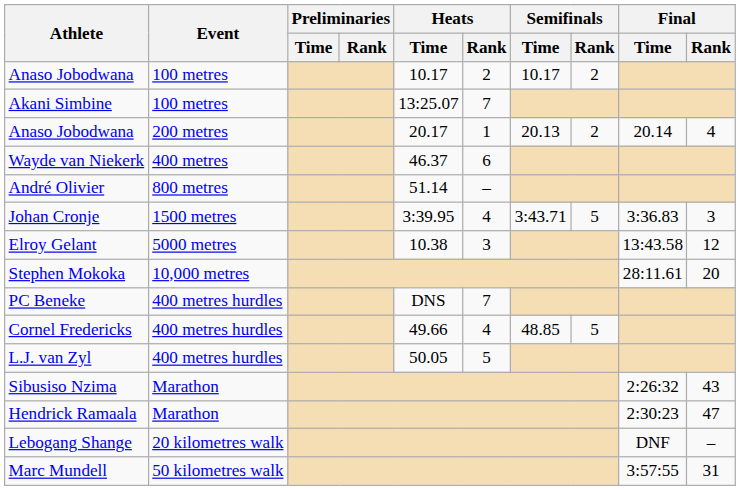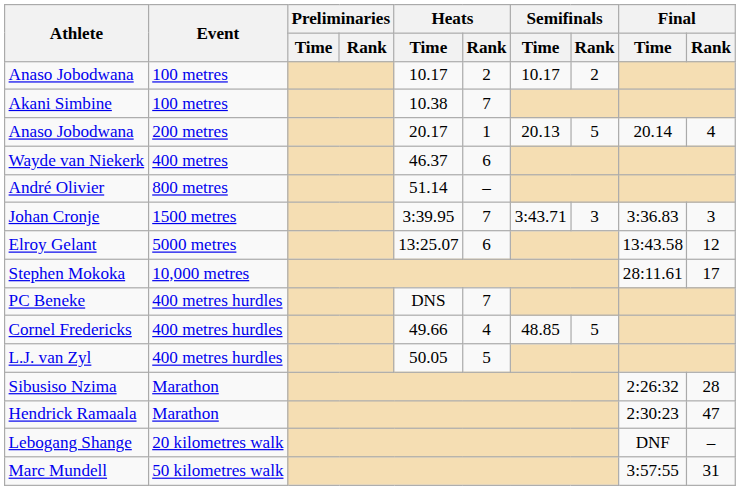(428, 103) 13:25.07 -> (428, 103) 10.38
(595, 132) 2 -> (595, 132) 5
(487, 216) 4 -> (487, 216) 7
(595, 216) 5 -> (595, 216) 3
(428, 245) 10.38 -> (428, 245) 13:25.07
(487, 245) 3 -> (487, 245) 6
(711, 273) 20 -> (711, 273) 17
(711, 386) 43 -> (711, 386) 28
